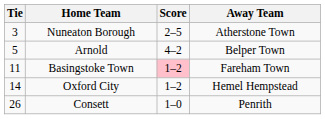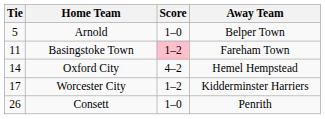- row: (91, 31)
(173, 50) 4–2 -> (173, 31) 1–0
(173, 86) 1–2 -> (173, 68) 4–2
+ row: (91, 86)
